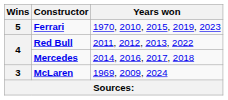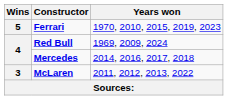(143, 42) 2011, 2012, 2013, 2022 -> (130, 42) 1969, 2009, 2024
(130, 73) 1969, 2009, 2024 -> (143, 73) 2011, 2012, 2013, 2022
